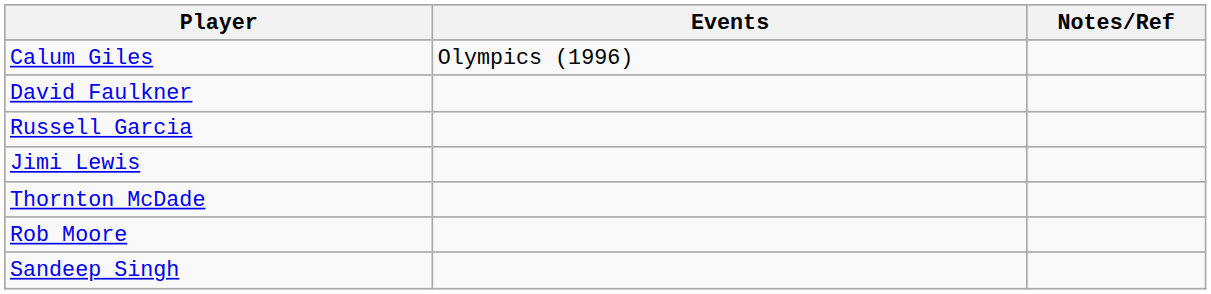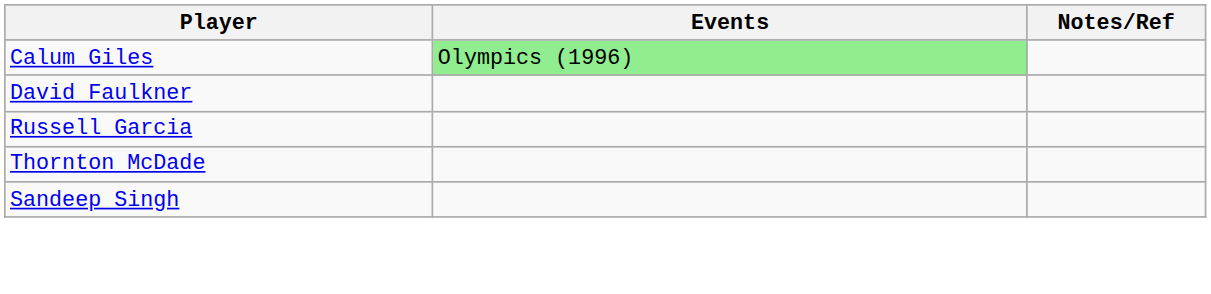(536, 58) no background -> (536, 58) lightgreen background
- row: (75, 164)
- row: (69, 235)
